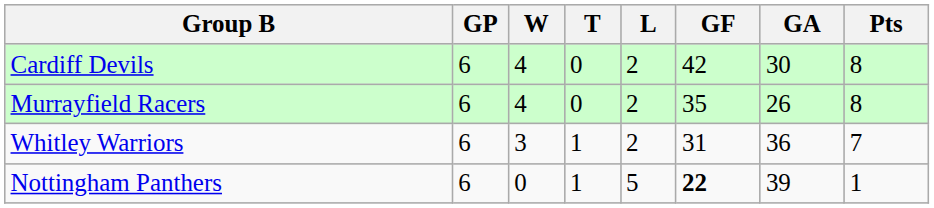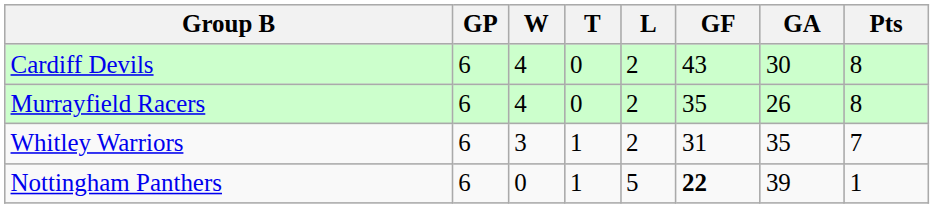(694, 63) 42 -> (694, 63) 43
(778, 143) 36 -> (778, 143) 35
